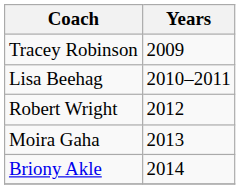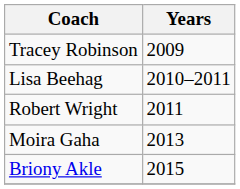(165, 109) 2012 -> (165, 109) 2011
(165, 169) 2014 -> (165, 169) 2015
